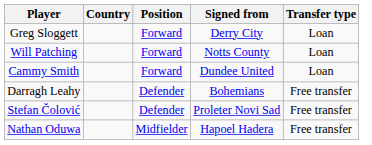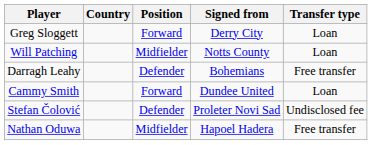(162, 52) Forward -> (162, 52) Midfielder
rows swapped: (44, 91) <-> (44, 71)
(321, 110) Free transfer -> (325, 110) Undisclosed fee
